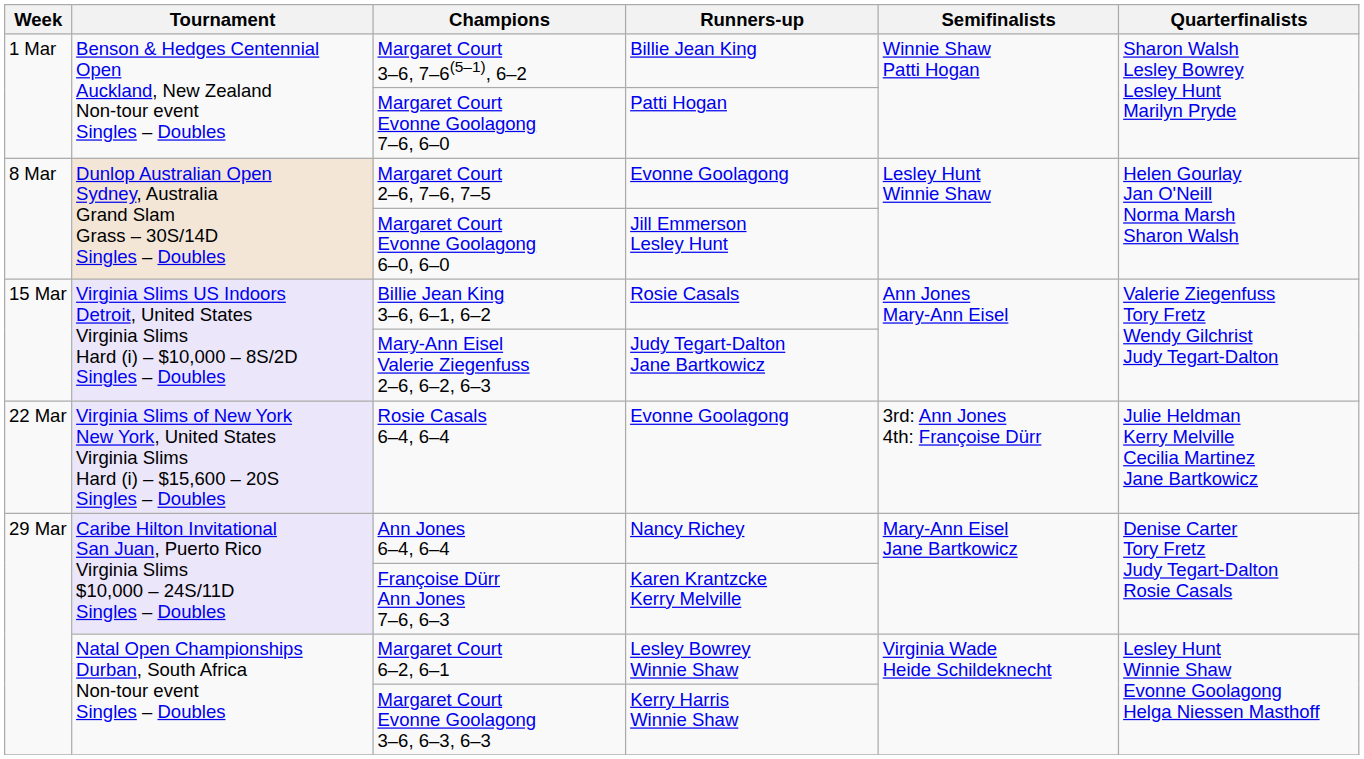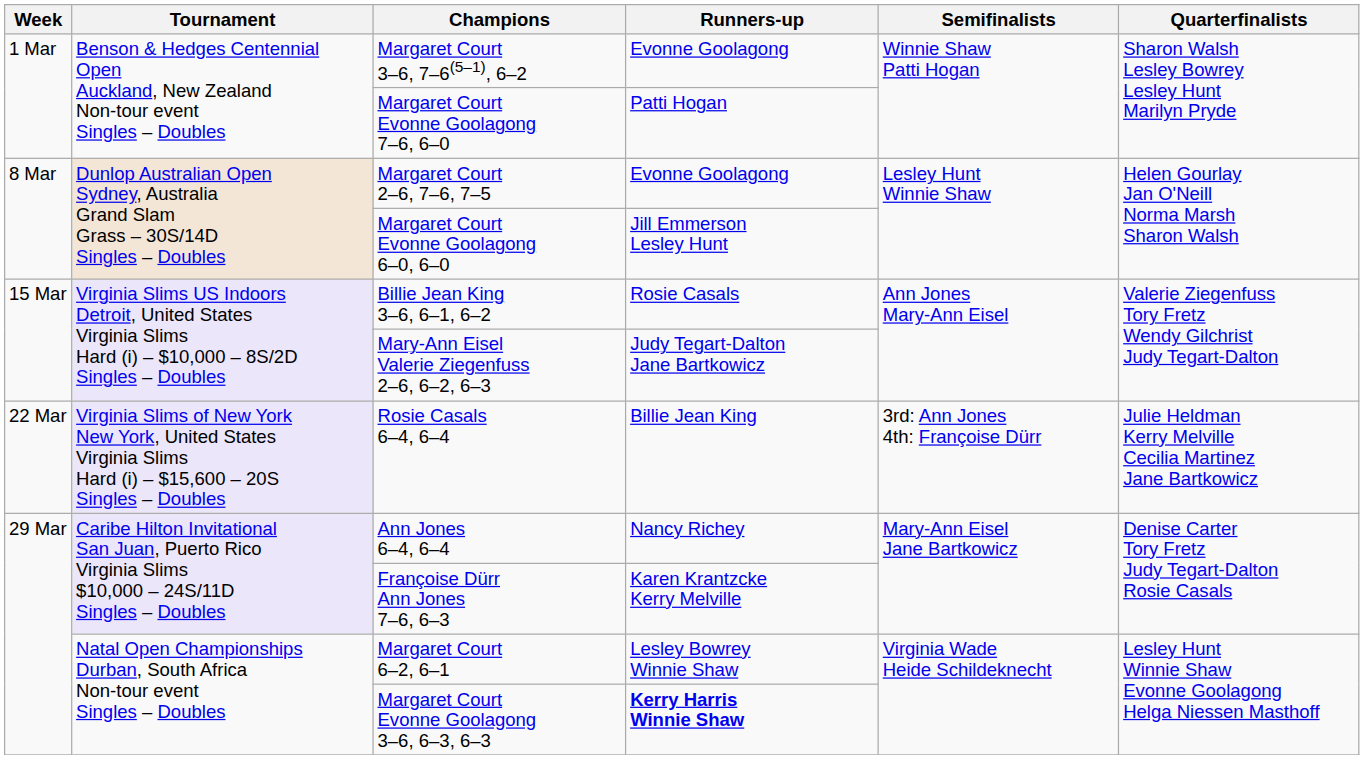(693, 49) Billie Jean King -> (709, 49) Evonne Goolagong
(709, 415) Evonne Goolagong -> (693, 415) Billie Jean King
(684, 709) normal -> (687, 709) bold
